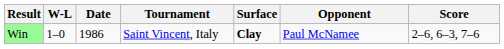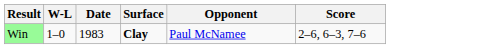- column: (177, 14)
(91, 33) 1986 -> (91, 33) 1983
